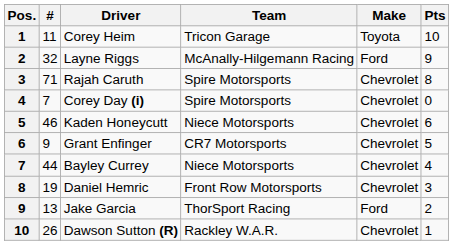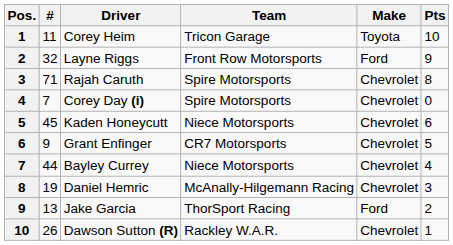(269, 58) McAnally-Hilgemann Racing -> (253, 58) Front Row Motorsports
(50, 122) 46 -> (50, 122) 45
(253, 187) Front Row Motorsports -> (269, 187) McAnally-Hilgemann Racing
